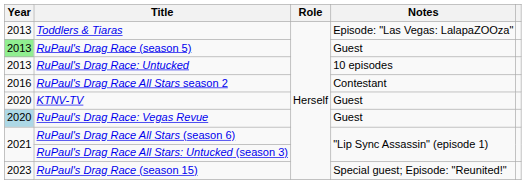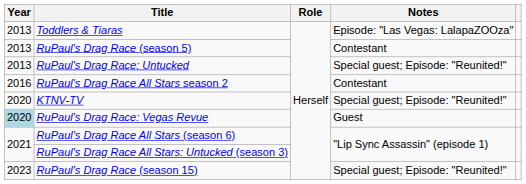(19, 48) lightgreen background -> (19, 48) no background
(348, 48) Guest -> (360, 48) Contestant
(363, 65) 10 episodes -> (420, 65) Special guest; Episode: "Reunited!"
(348, 100) Guest -> (420, 100) Special guest; Episode: "Reunited!"
